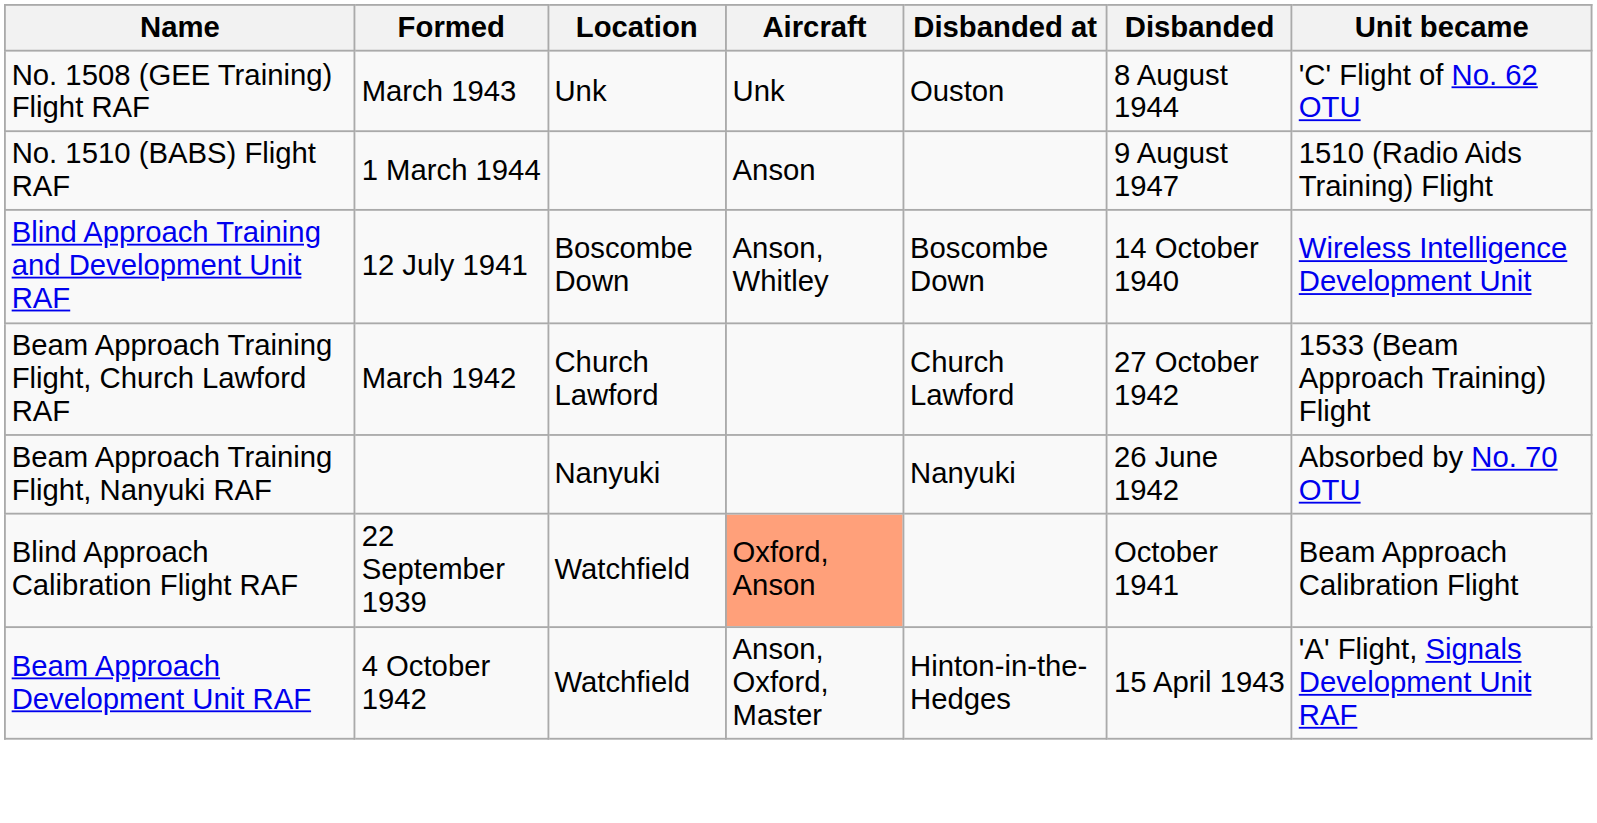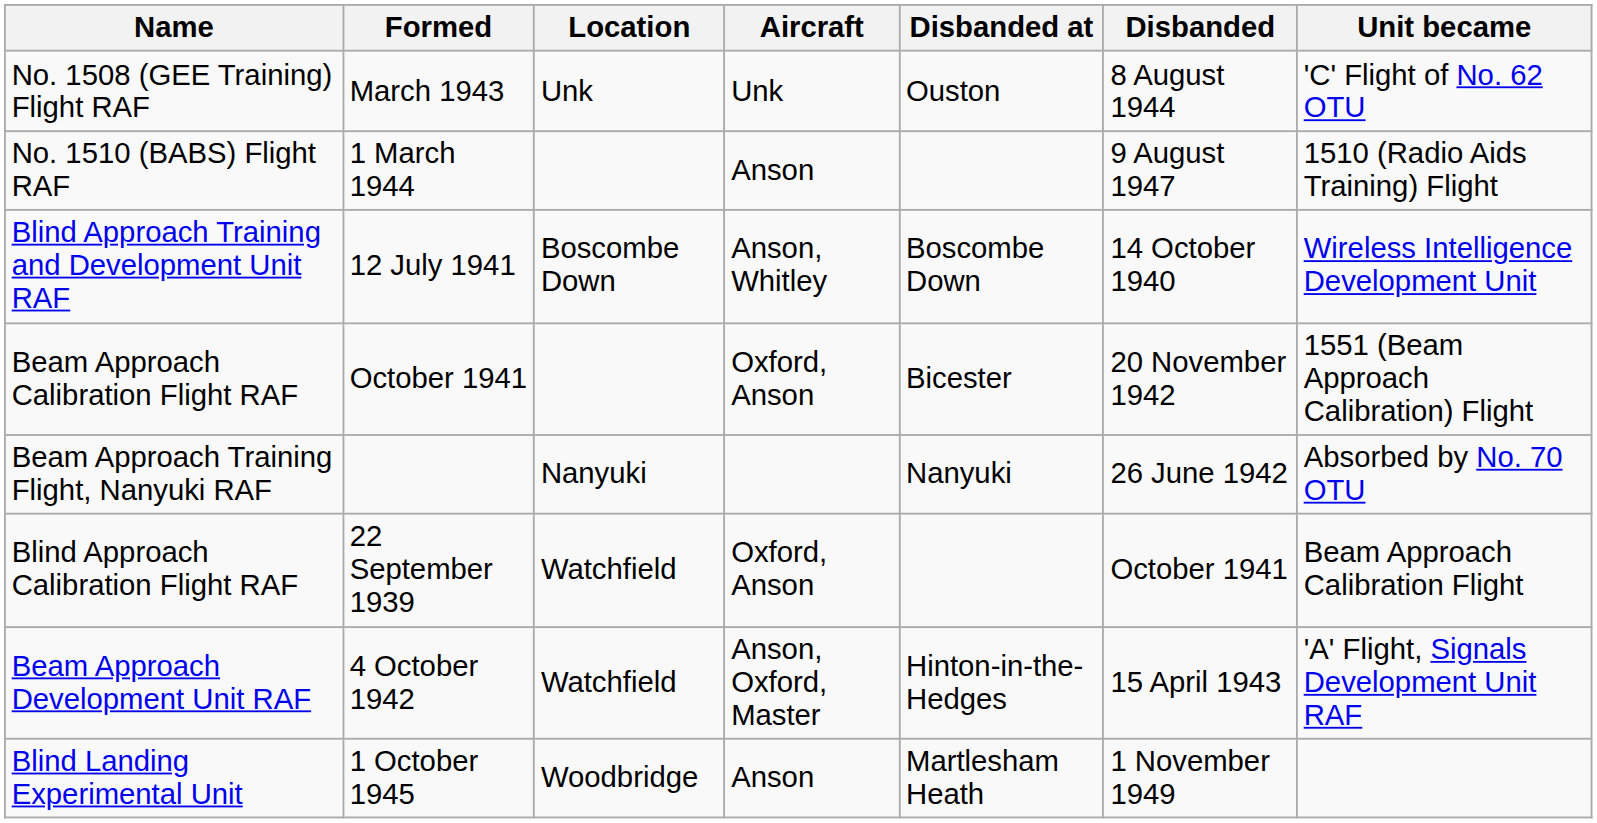+ row: (155, 378)
- row: (172, 378)
(781, 569) lightsalmon background -> (779, 569) no background
+ row: (127, 778)
